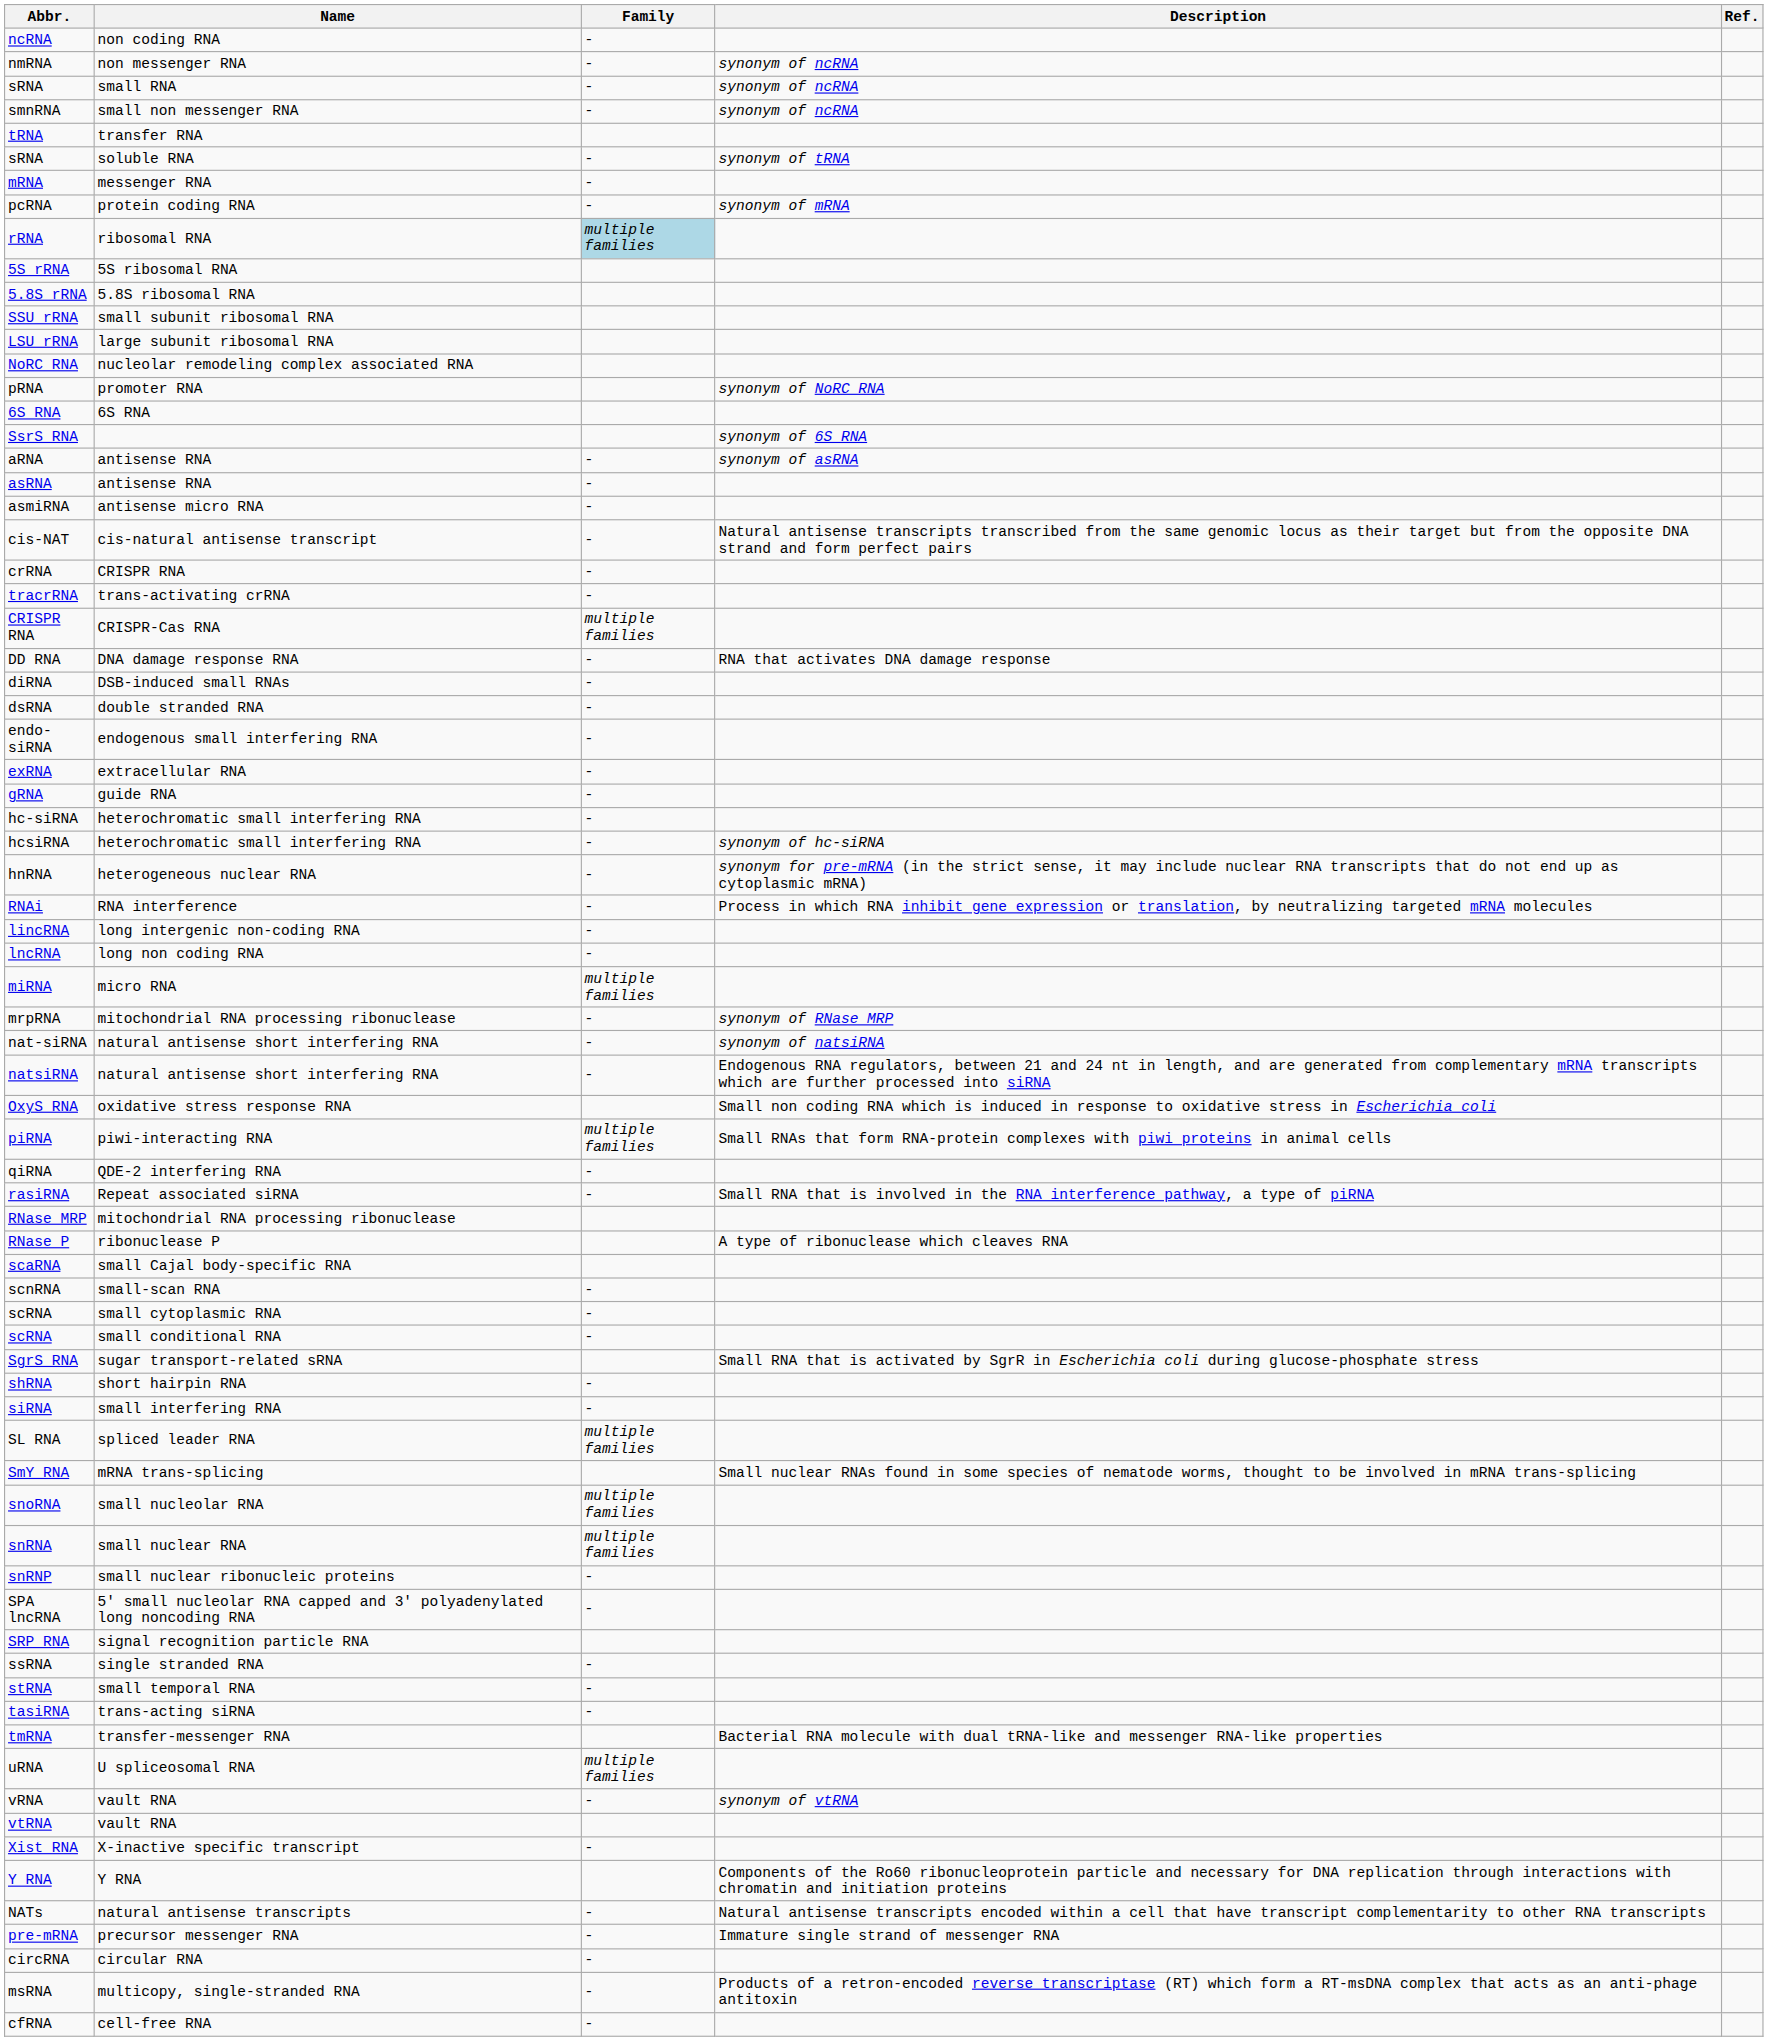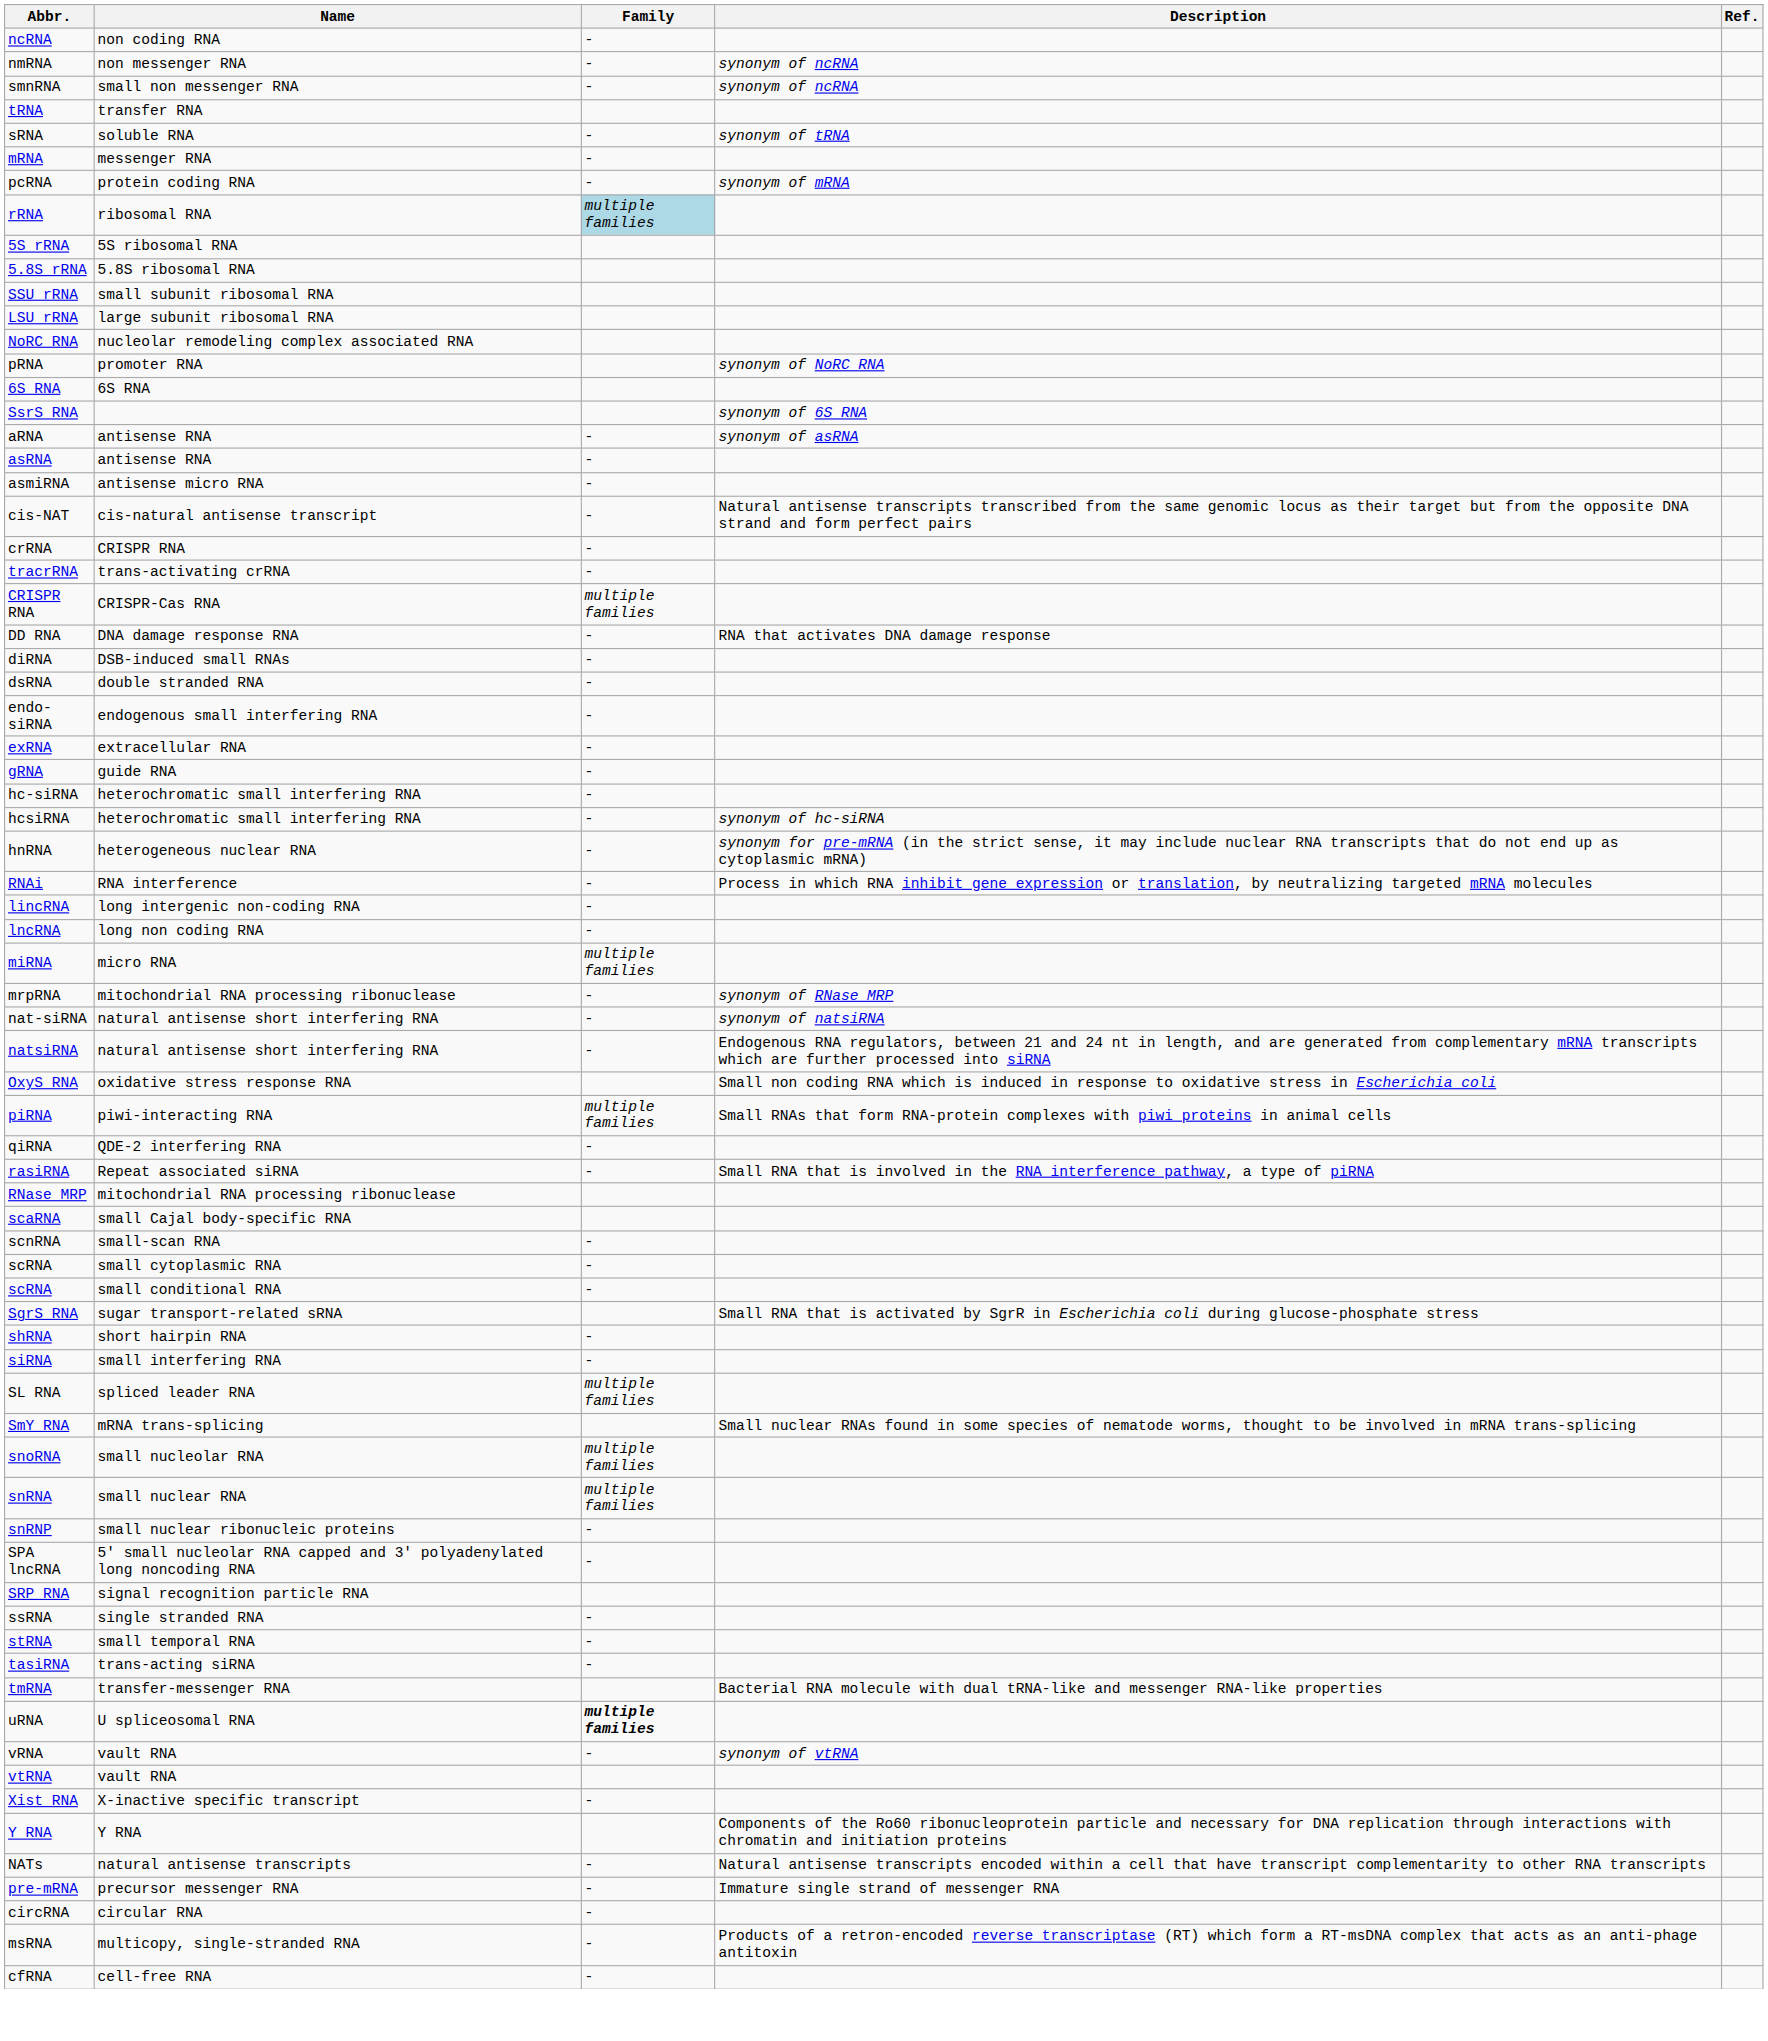- row: (26, 88)
- row: (39, 1242)
(620, 1769) normal -> (620, 1721) bold
